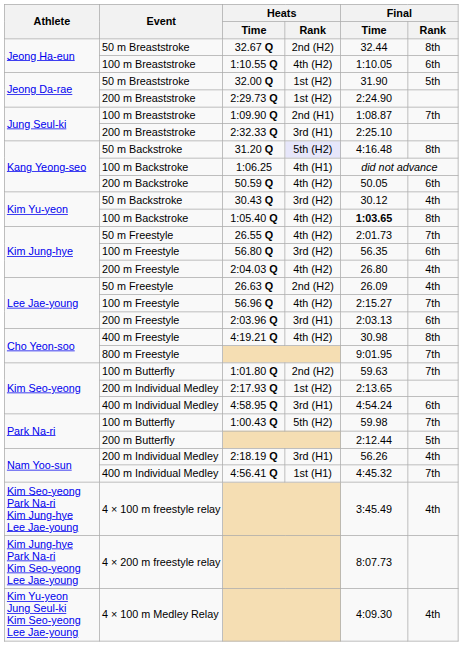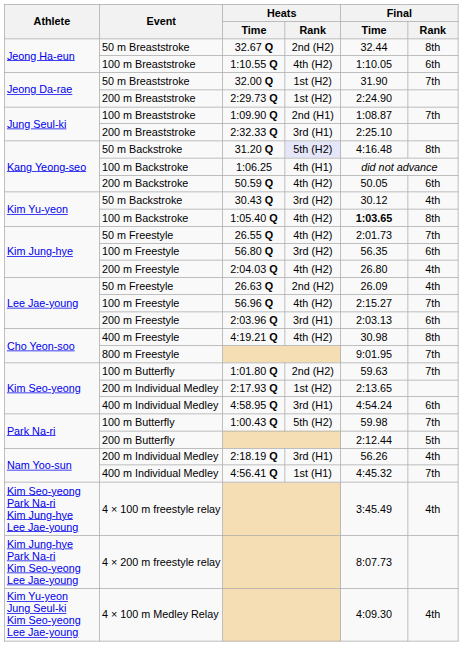(433, 82) 5th -> (433, 82) 7th
